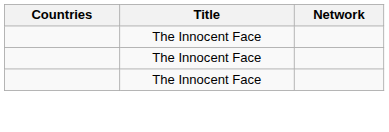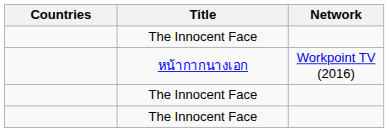+ row: (203, 66)
